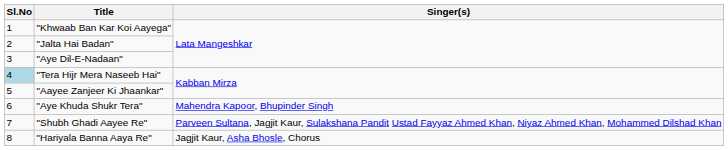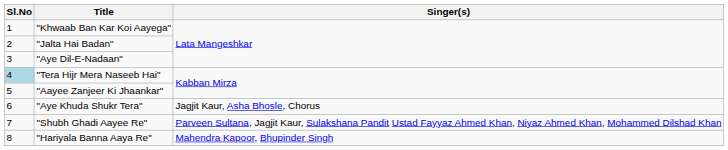(254, 106) Mahendra Kapoor, Bhupinder Singh -> (248, 106) Jagjit Kaur, Asha Bhosle, Chorus
(248, 138) Jagjit Kaur, Asha Bhosle, Chorus -> (254, 138) Mahendra Kapoor, Bhupinder Singh
